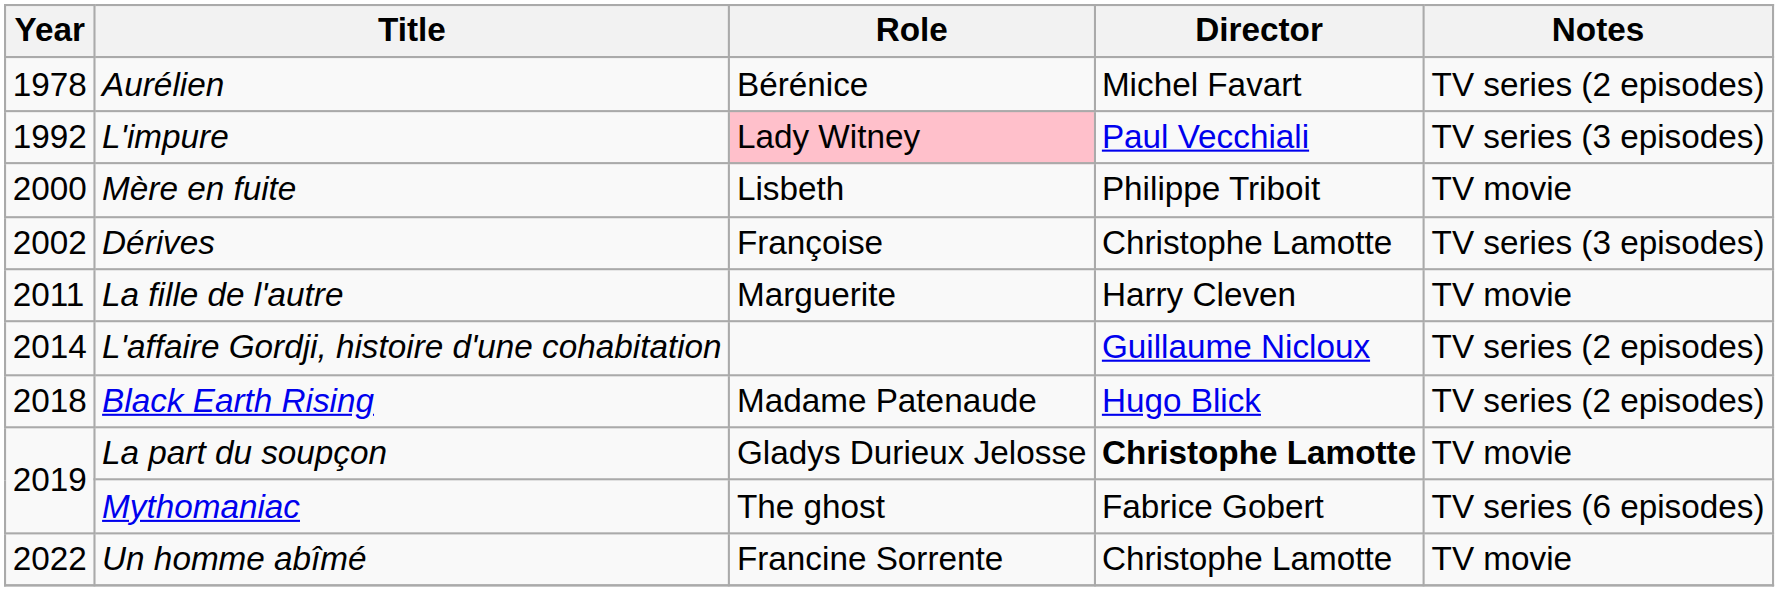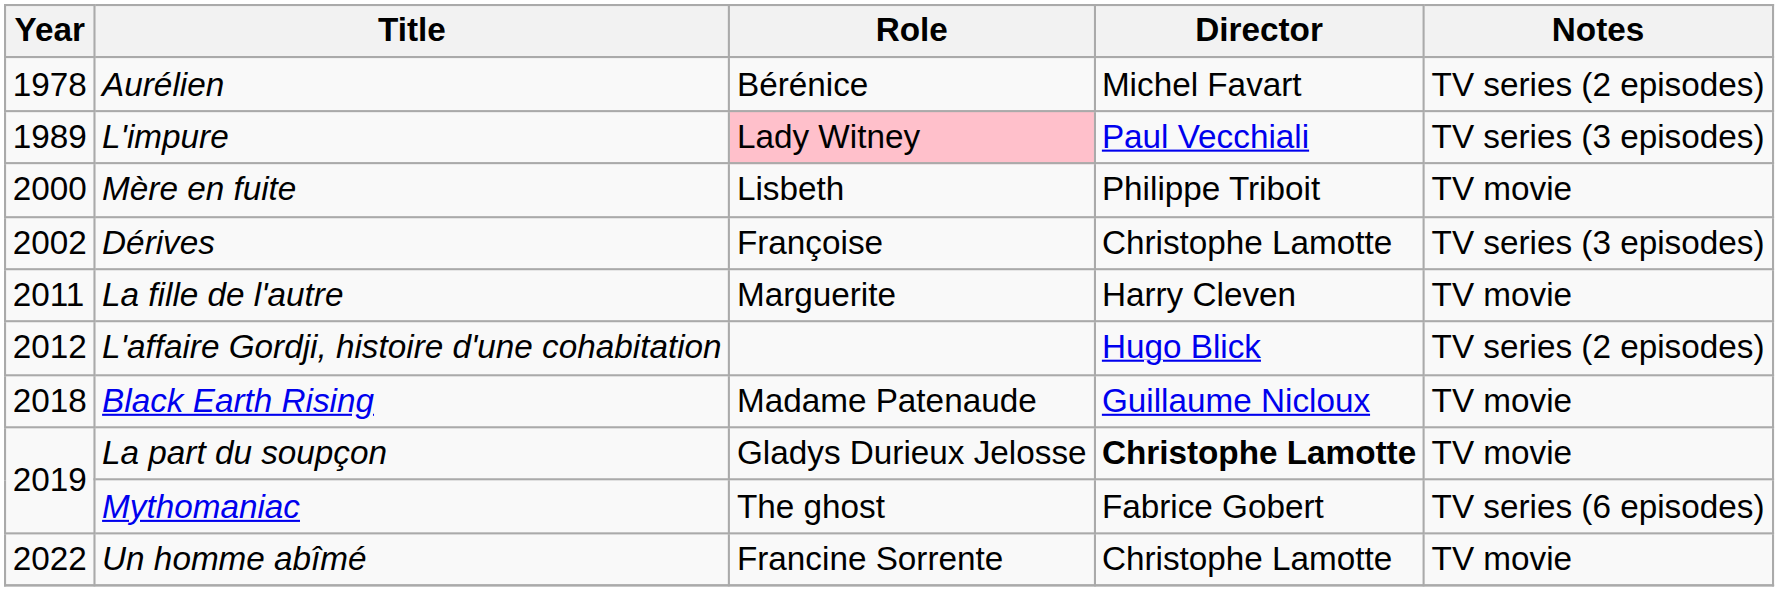(50, 136) 1992 -> (50, 136) 1989
(50, 347) 2014 -> (50, 347) 2012
(1236, 347) Guillaume Nicloux -> (1181, 347) Hugo Blick
(1181, 400) Hugo Blick -> (1236, 400) Guillaume Nicloux
(1598, 400) TV series (2 episodes) -> (1502, 400) TV movie
